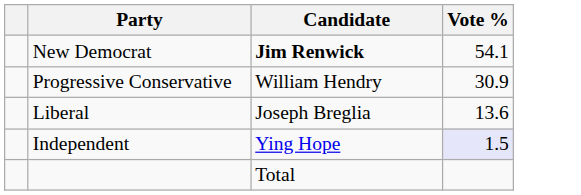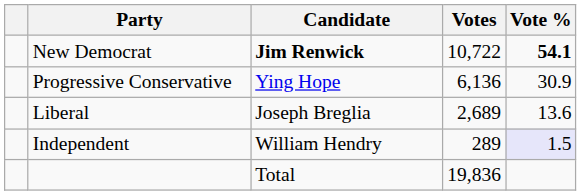+ column: (474, 19)
(492, 50) normal -> (554, 50) bold
(319, 81) William Hendry -> (298, 81) Ying Hope
(298, 143) Ying Hope -> (319, 143) William Hendry
